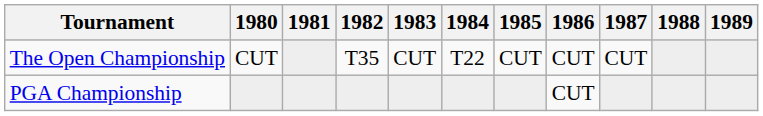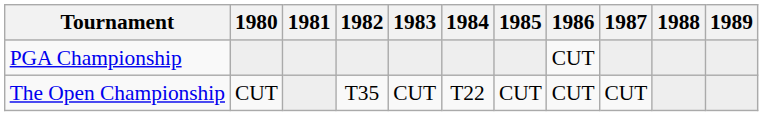rows swapped: (117, 57) <-> (96, 93)
